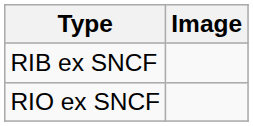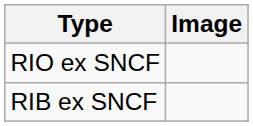rows swapped: (85, 101) <-> (84, 62)
